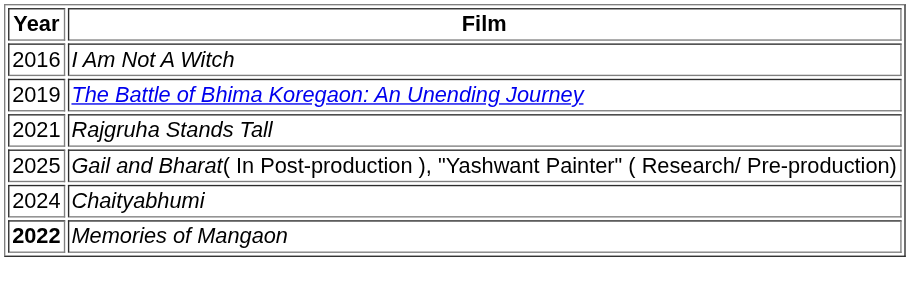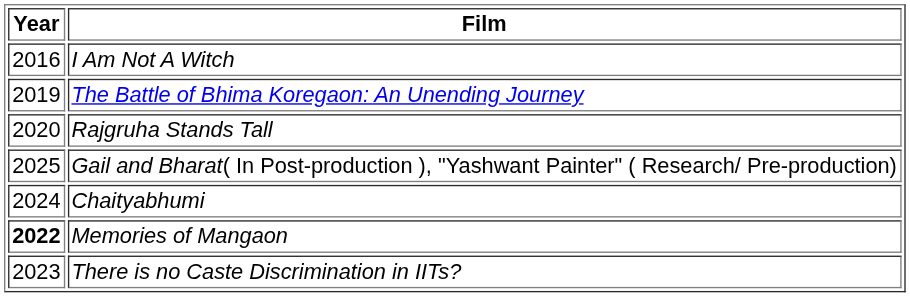(36, 130) 2021 -> (36, 130) 2020
+ row: (266, 271)
